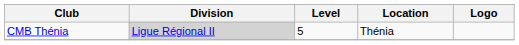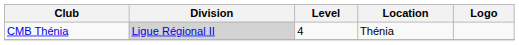(300, 31) 5 -> (300, 31) 4
